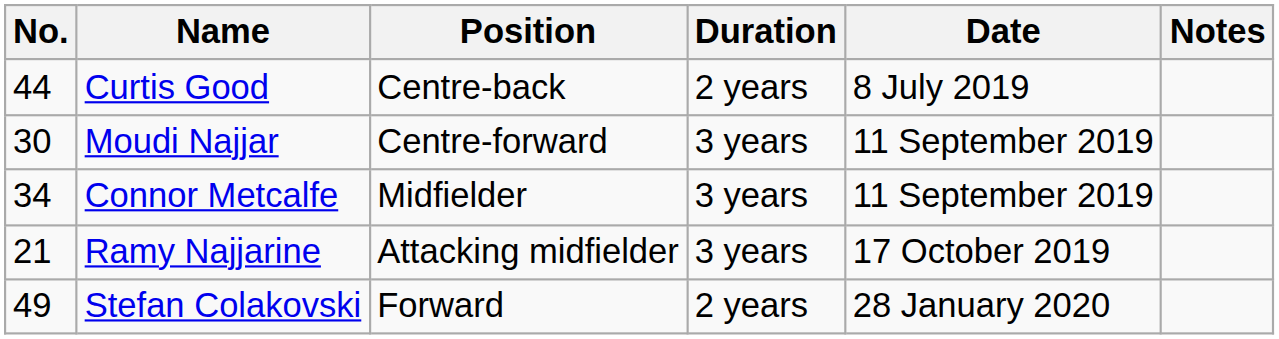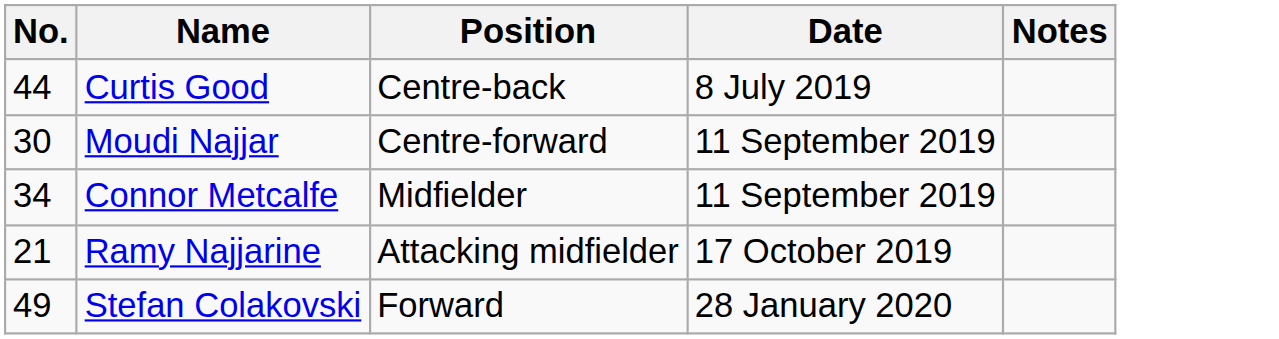- column: (766, 31)
